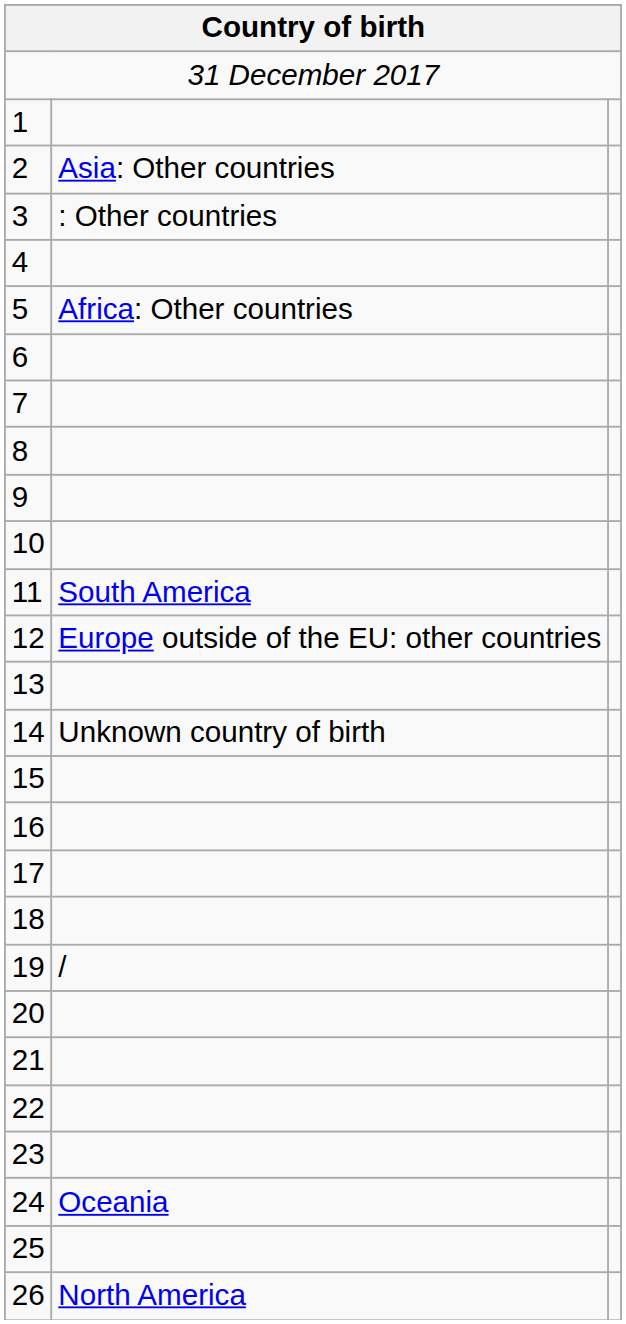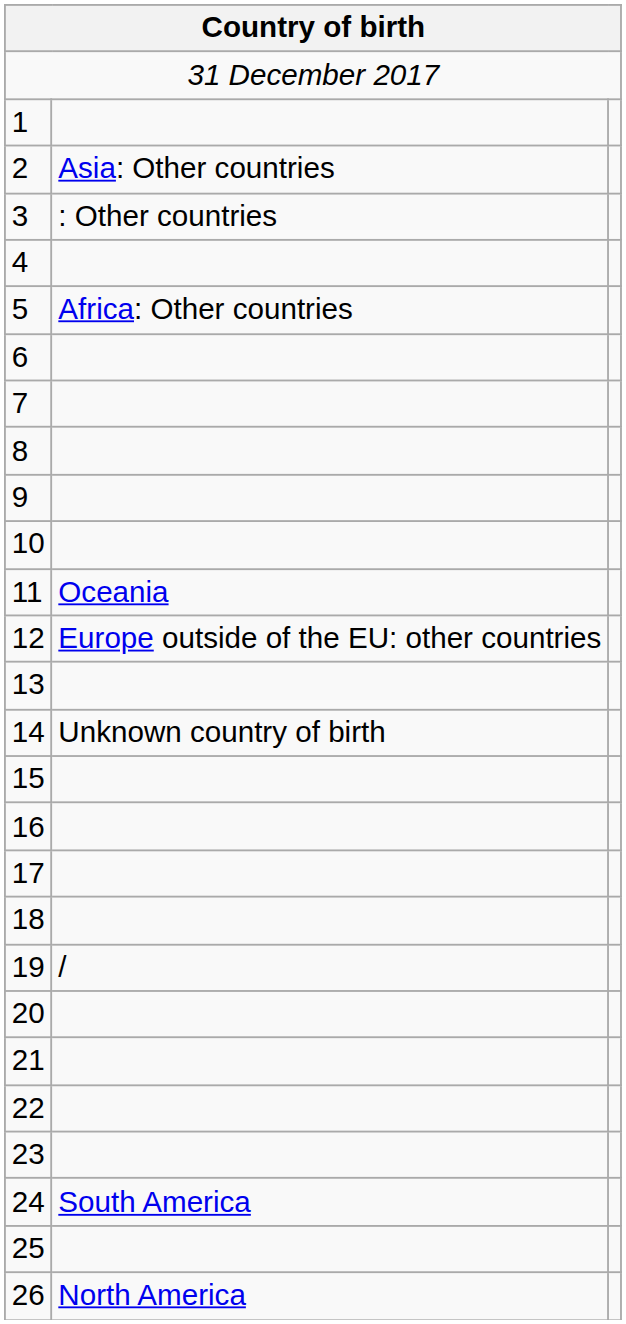(155, 591) South America -> (113, 591) Oceania
(113, 1201) Oceania -> (155, 1201) South America
